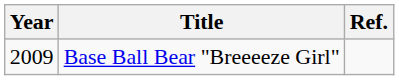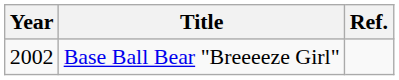(32, 56) 2009 -> (32, 56) 2002
